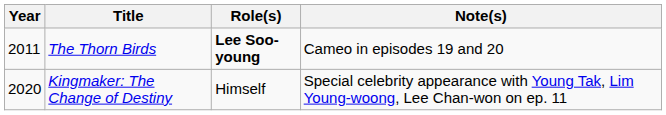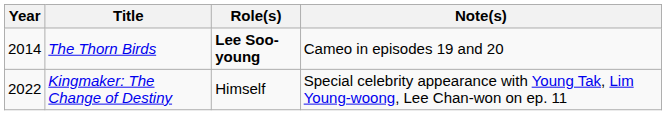(24, 48) 2011 -> (25, 48) 2014
(25, 89) 2020 -> (25, 89) 2022
